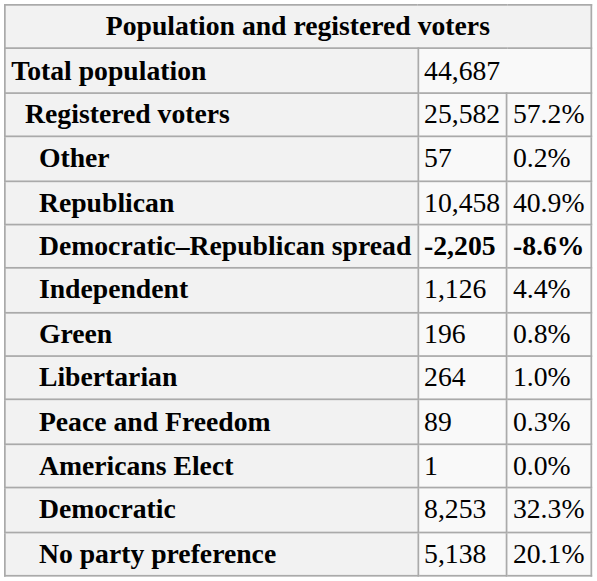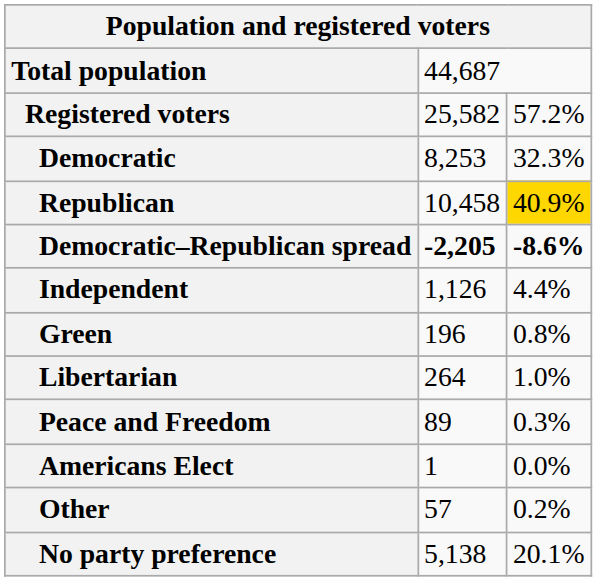rows swapped: (93, 509) <-> (60, 158)
(549, 202) no background -> (549, 202) gold background
